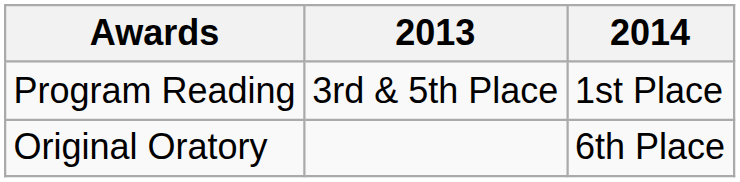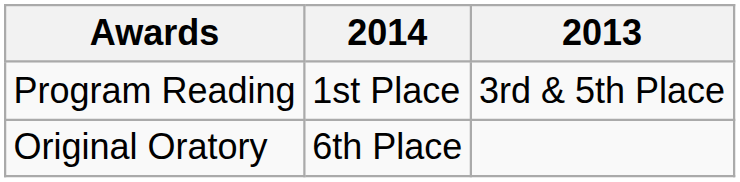columns swapped: (650, 33) <-> (435, 33)
